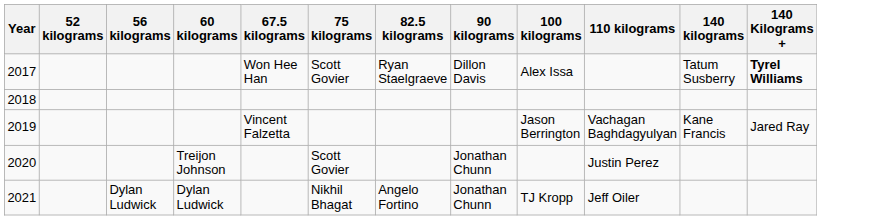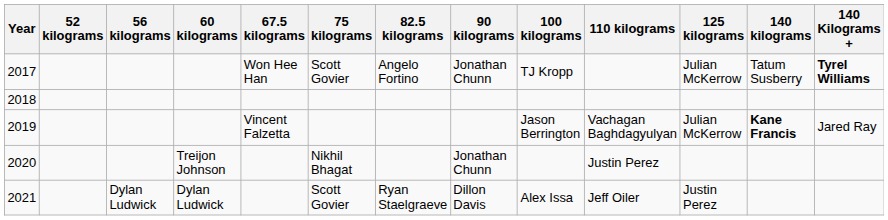+ column: (714, 29)
(413, 71) Ryan Staelgraeve -> (398, 71) Angelo Fortino
(470, 71) Dillon Davis -> (480, 71) Jonathan Chunn
(547, 71) Alex Issa -> (547, 71) TJ Kropp
(704, 127) normal -> (773, 127) bold
(330, 162) Scott Govier -> (332, 162) Nikhil Bhagat
(332, 197) Nikhil Bhagat -> (330, 197) Scott Govier
(398, 197) Angelo Fortino -> (413, 197) Ryan Staelgraeve
(480, 197) Jonathan Chunn -> (470, 197) Dillon Davis
(547, 197) TJ Kropp -> (547, 197) Alex Issa
